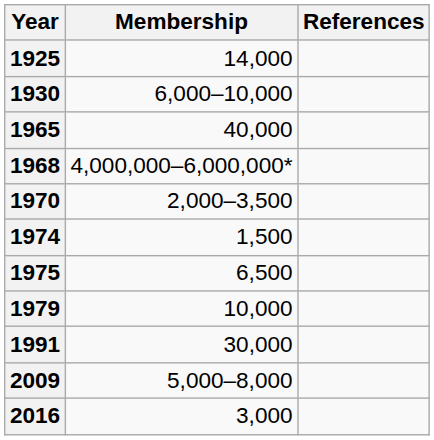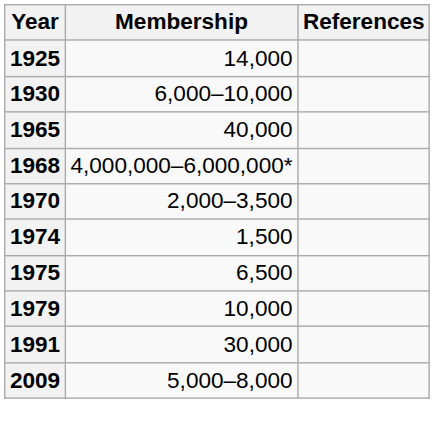- row: (35, 415)
